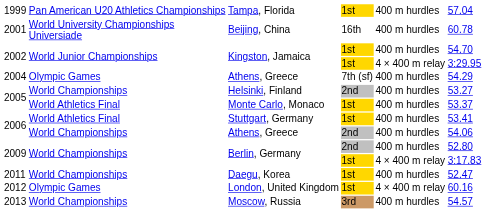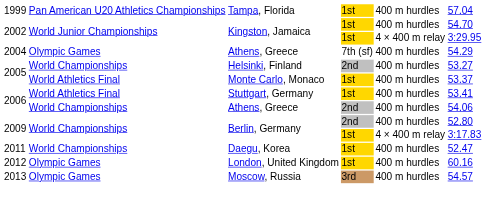- row: (259, 30)
(410, 188) 4 × 400 m relay -> (407, 163) 400 m hurdles
(78, 202) World Championships -> (65, 177) Olympic Games
